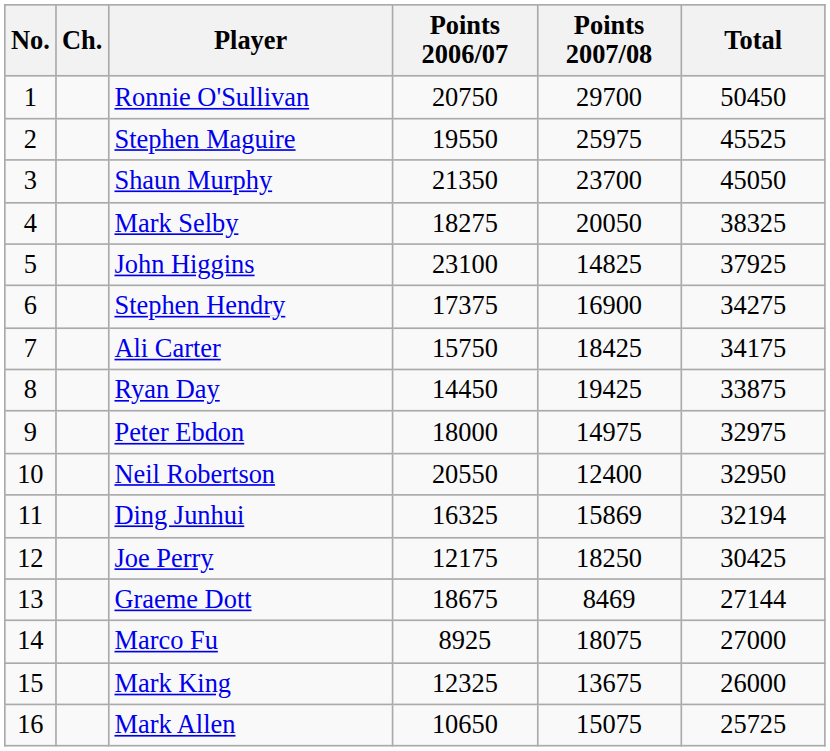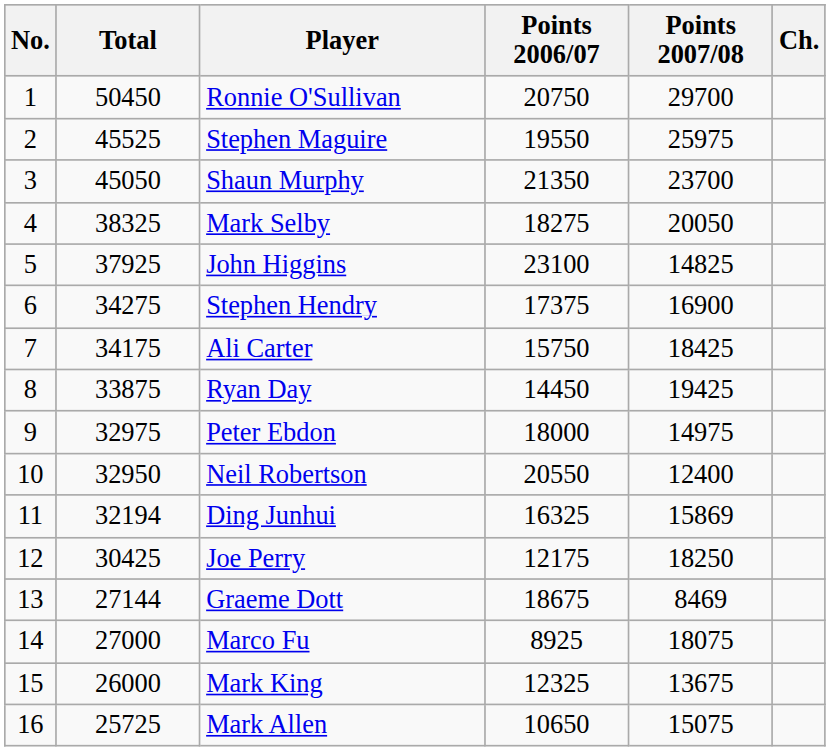columns swapped: (82, 40) <-> (753, 40)
